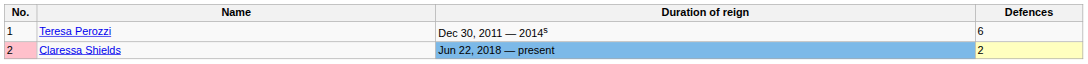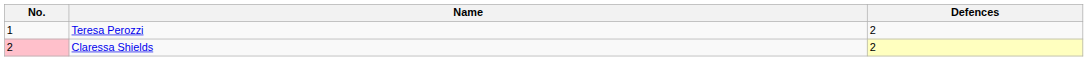- column: (705, 13)
(981, 31) 6 -> (873, 30) 2
